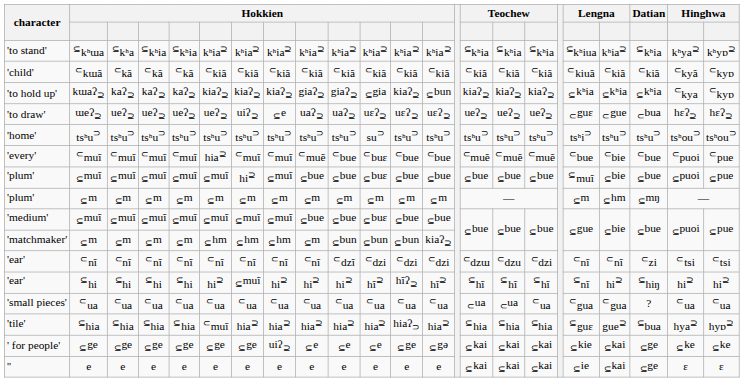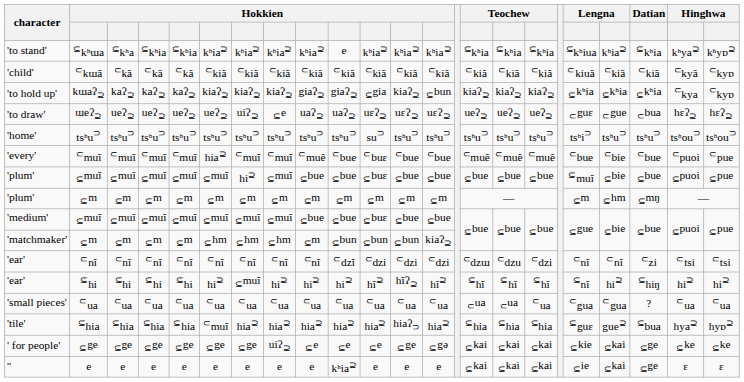(344, 51) kʰia⊇ -> (344, 51) e
(344, 366) e -> (344, 366) kʰia⊇
